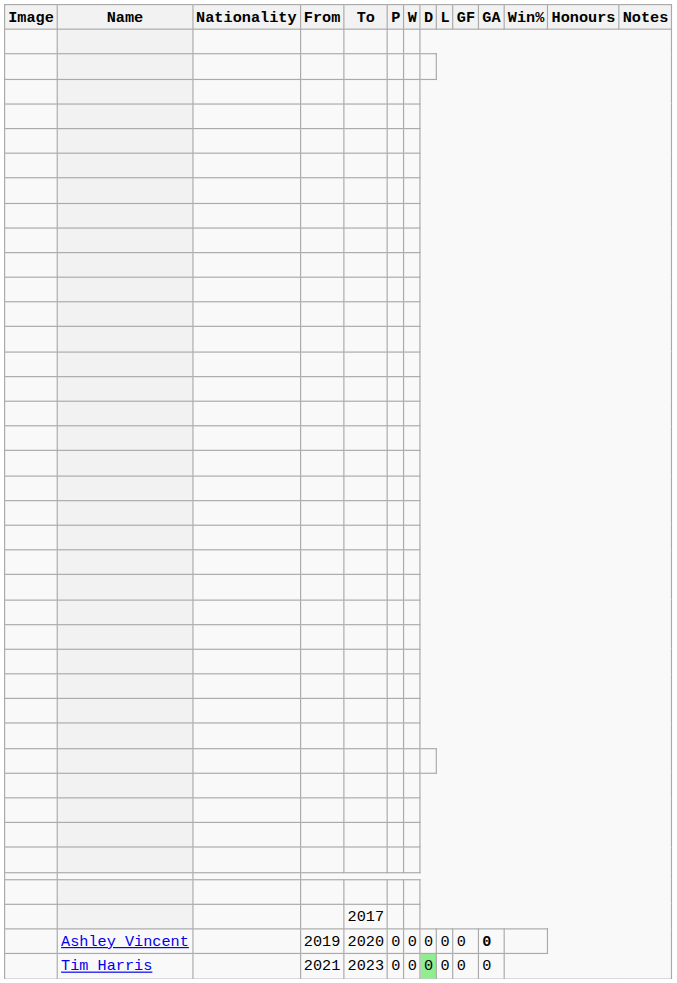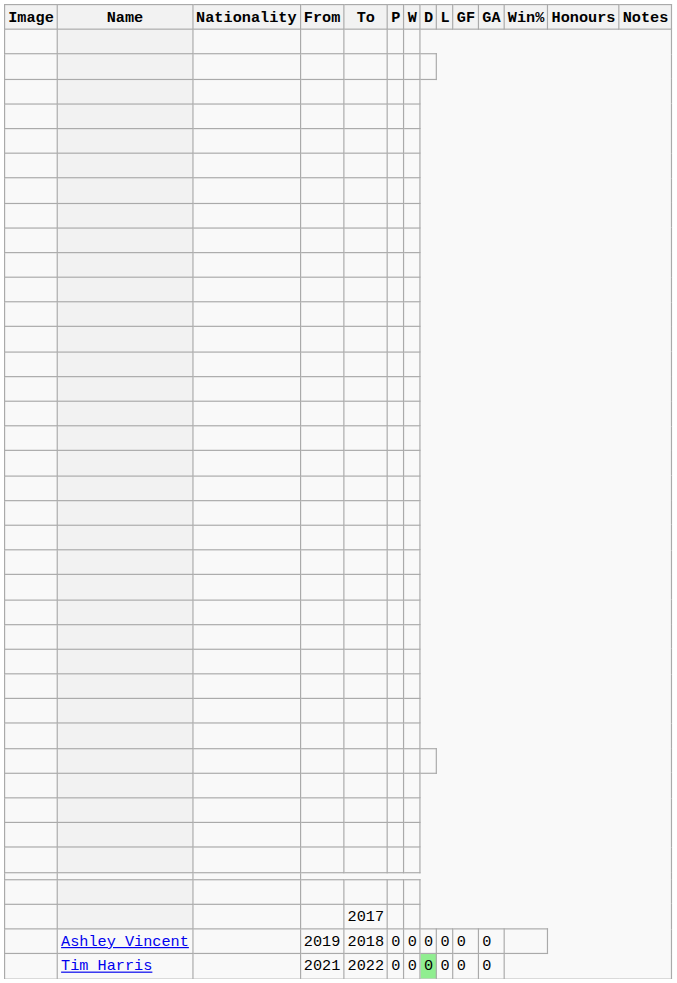(366, 941) 2020 -> (366, 941) 2018
(487, 941) bold -> (487, 941) normal
(366, 966) 2023 -> (366, 966) 2022
